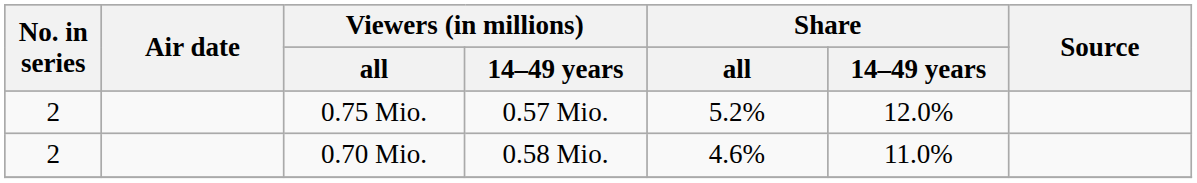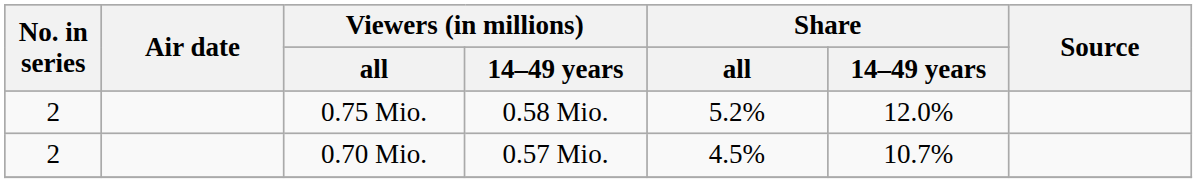(555, 111) 0.57 Mio. -> (555, 111) 0.58 Mio.
(555, 154) 0.58 Mio. -> (555, 154) 0.57 Mio.
(737, 154) 4.6% -> (737, 154) 4.5%
(918, 154) 11.0% -> (918, 154) 10.7%
